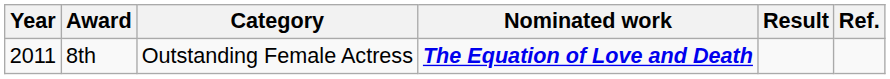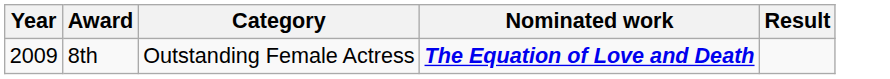- column: (859, 21)
(33, 55) 2011 -> (34, 55) 2009
